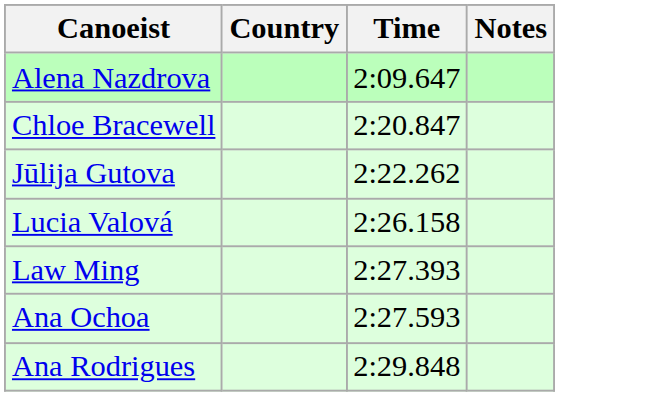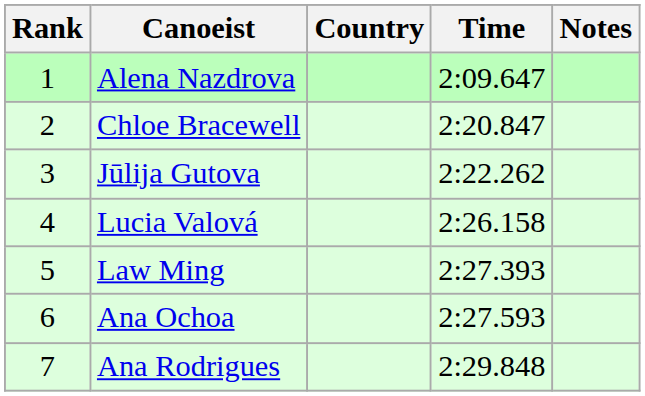+ column: (47, 28)
